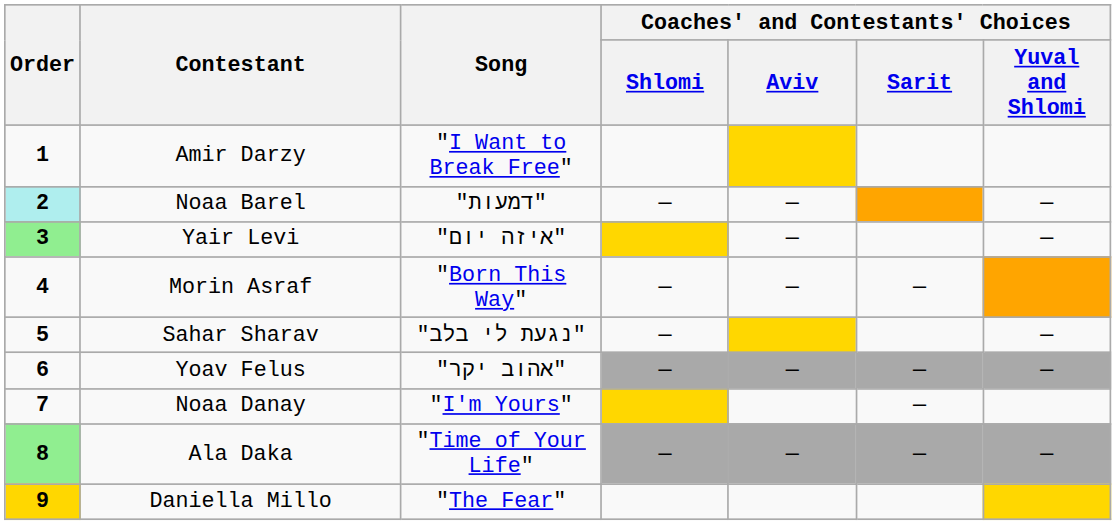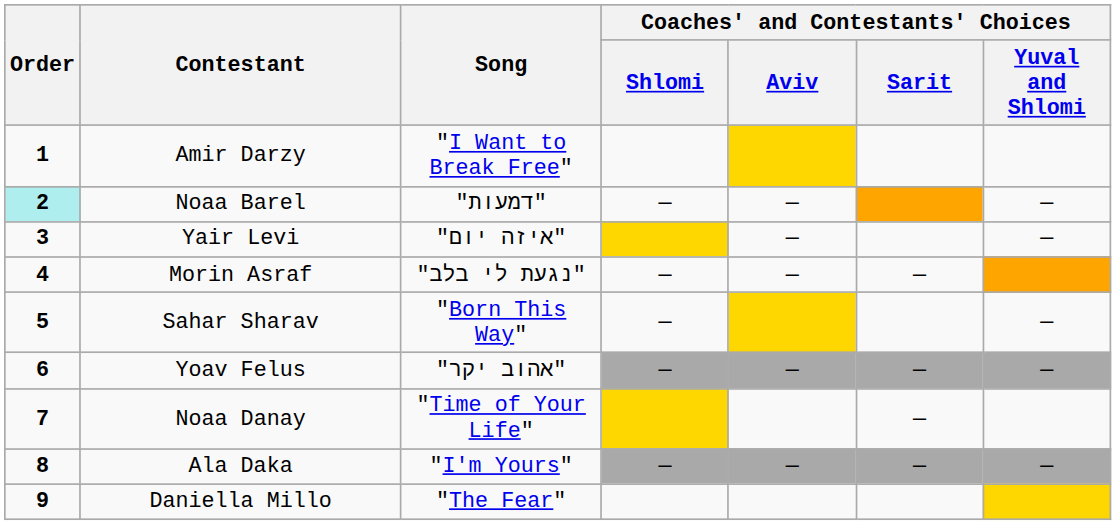(43, 239) lightgreen background -> (43, 239) no background
(501, 287) "Born This Way" -> (501, 275) "נגעת לי בלב"
(501, 335) "נגעת לי בלב" -> (501, 323) "Born This Way"
(501, 406) "I'm Yours" -> (501, 418) "Time of Your Life"
(43, 454) lightgreen background -> (43, 466) no background
(501, 454) "Time of Your Life" -> (501, 466) "I'm Yours"
(43, 502) gold background -> (43, 502) no background
